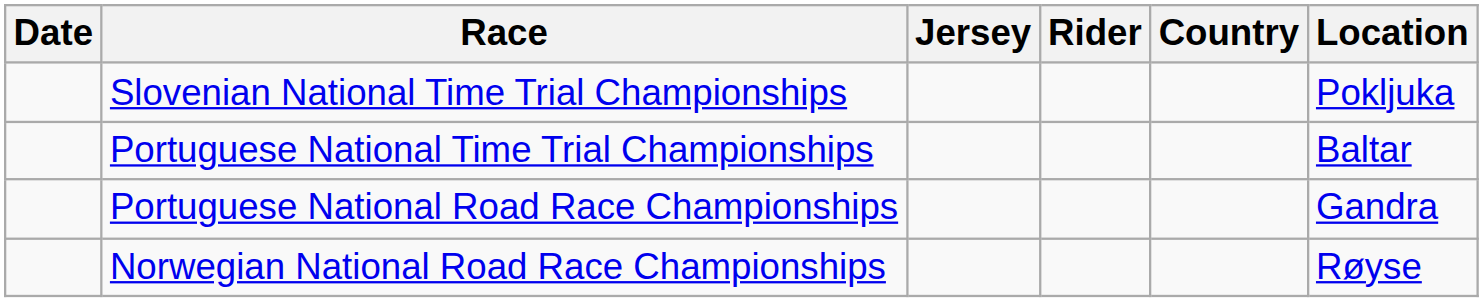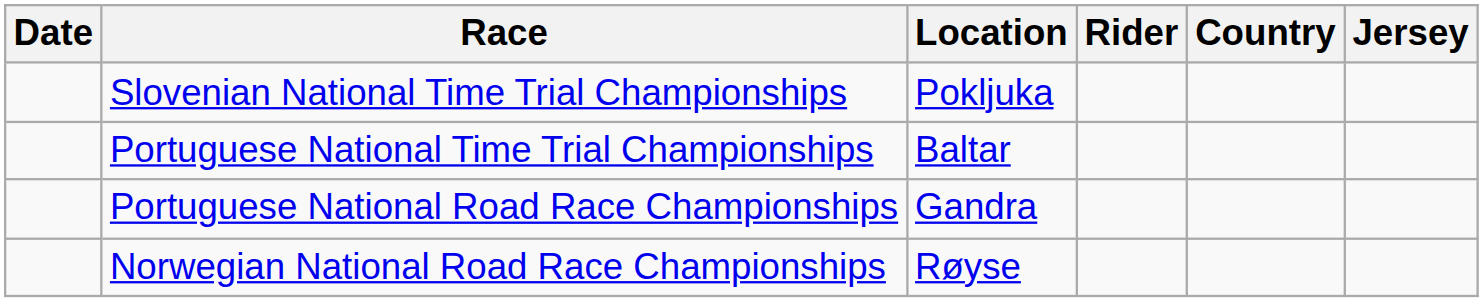columns swapped: (973, 33) <-> (1392, 33)
